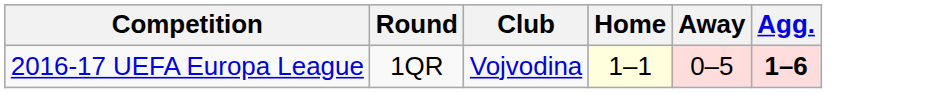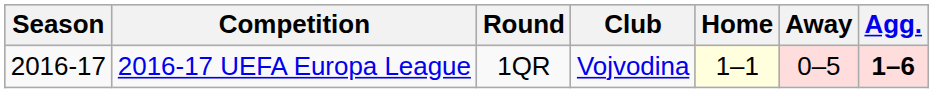+ column: (58, 25)
